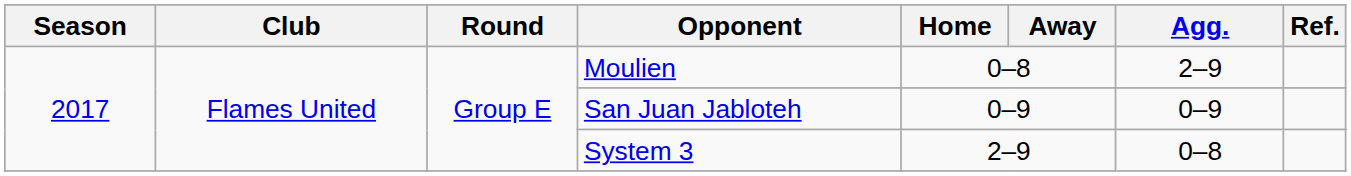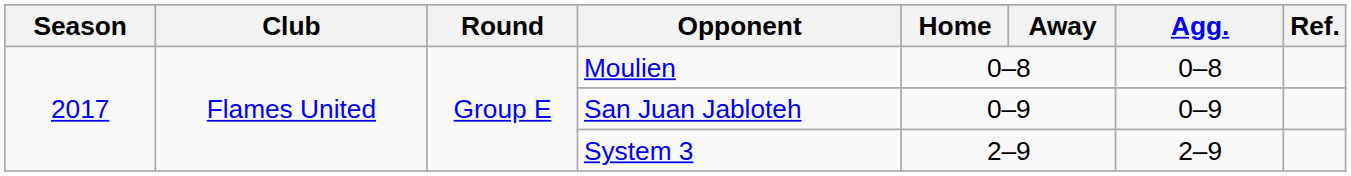(1200, 67) 2–9 -> (1200, 67) 0–8
(1200, 151) 0–8 -> (1200, 151) 2–9
